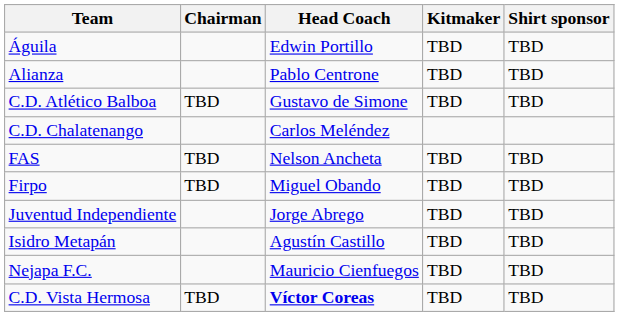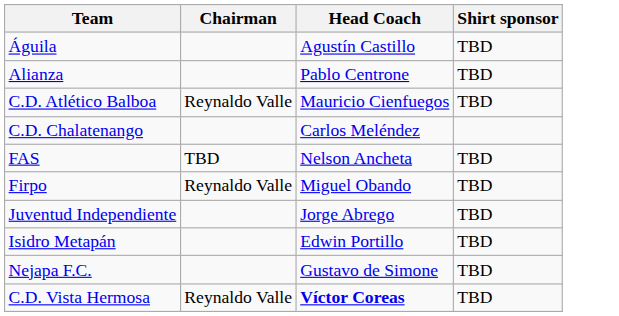- column: (464, 18)
(321, 46) Edwin Portillo -> (358, 46) Agustín Castillo
(202, 102) TBD -> (238, 102) Reynaldo Valle
(339, 102) Gustavo de Simone -> (375, 102) Mauricio Cienfuegos
(202, 185) TBD -> (238, 185) Reynaldo Valle
(327, 241) Agustín Castillo -> (352, 241) Edwin Portillo
(344, 269) Mauricio Cienfuegos -> (369, 269) Gustavo de Simone
(202, 297) TBD -> (238, 297) Reynaldo Valle
